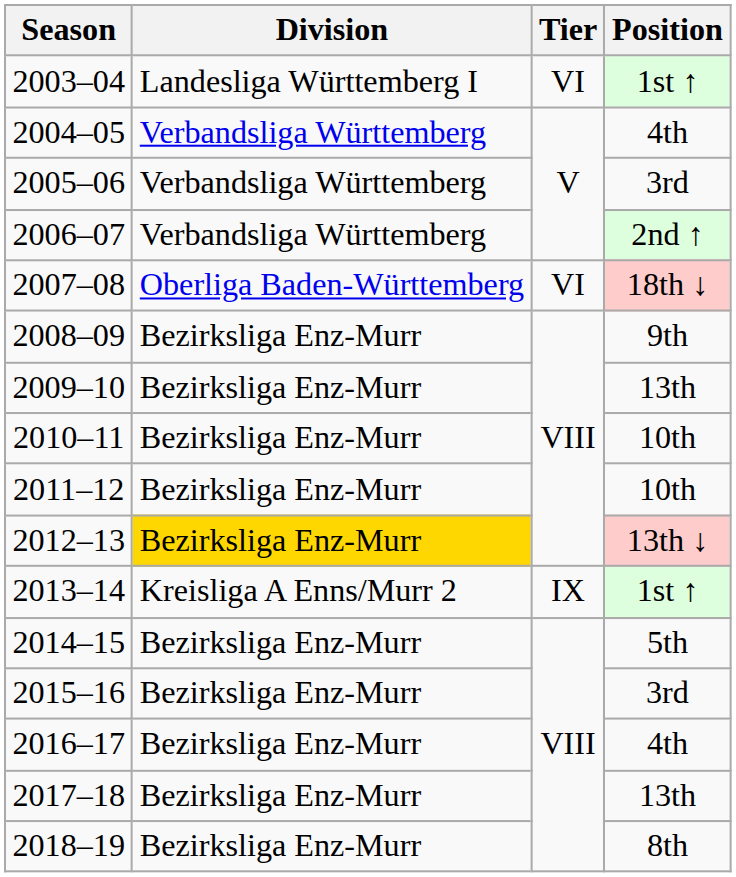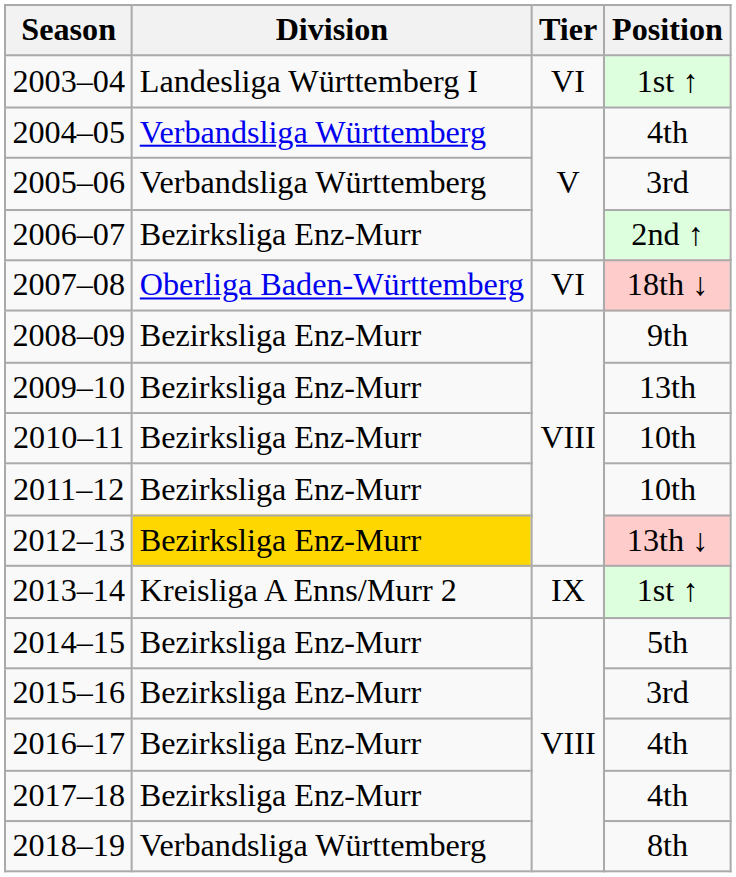(313, 234) Verbandsliga Württemberg -> (280, 234) Bezirksliga Enz-Murr
(667, 795) 13th -> (667, 795) 4th
(280, 846) Bezirksliga Enz-Murr -> (313, 846) Verbandsliga Württemberg
